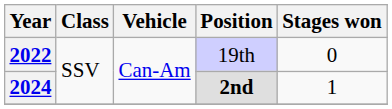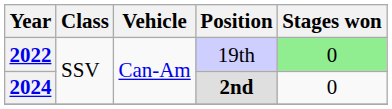(332, 54) no background -> (332, 54) lightgreen background
(332, 87) 1 -> (332, 87) 0
